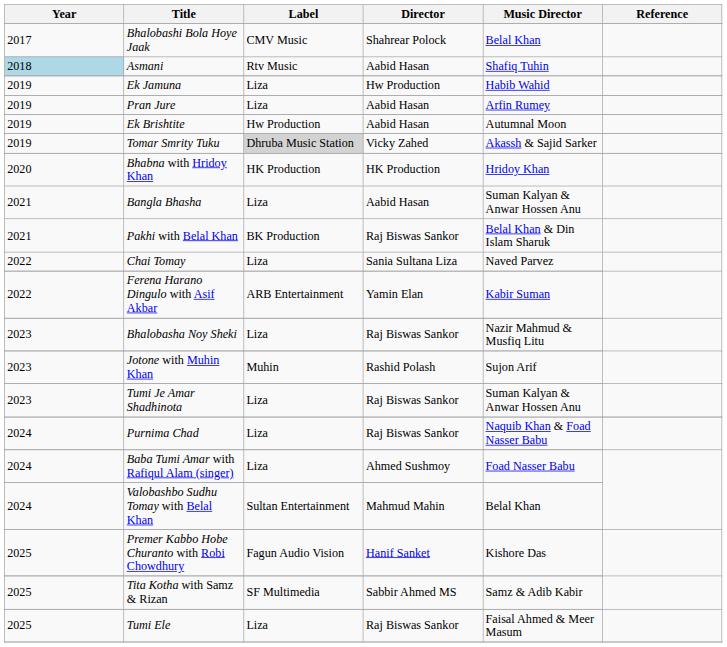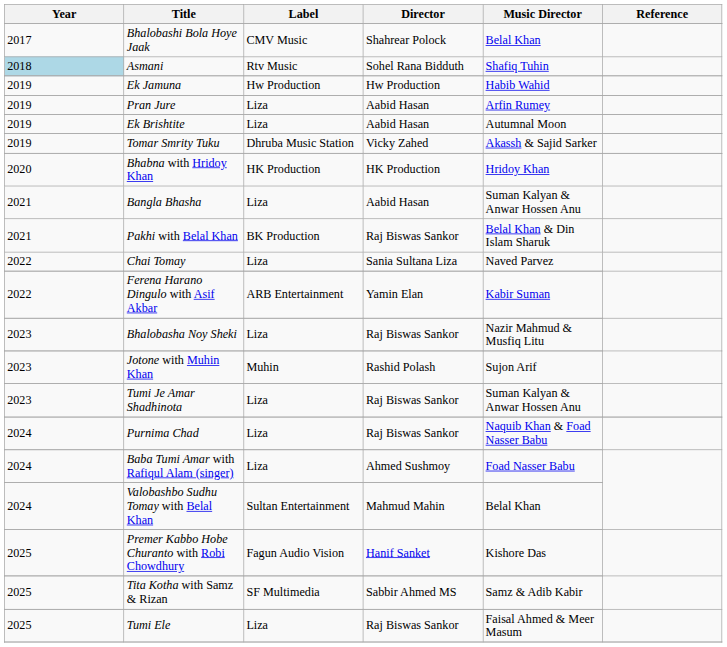(398, 66) Aabid Hasan -> (415, 66) Sohel Rana Bidduth
(257, 85) Liza -> (283, 85) Hw Production
(283, 124) Hw Production -> (257, 124) Liza
(300, 143) lightgrey background -> (300, 143) no background
